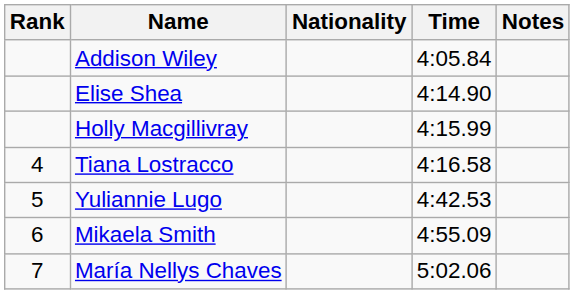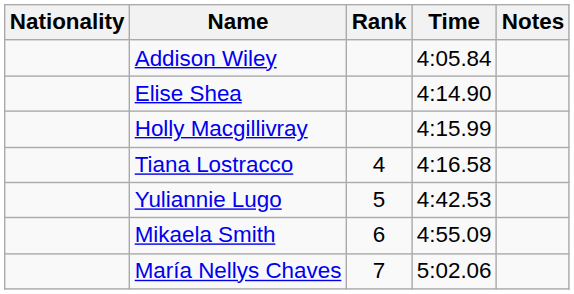columns swapped: (37, 22) <-> (349, 22)
